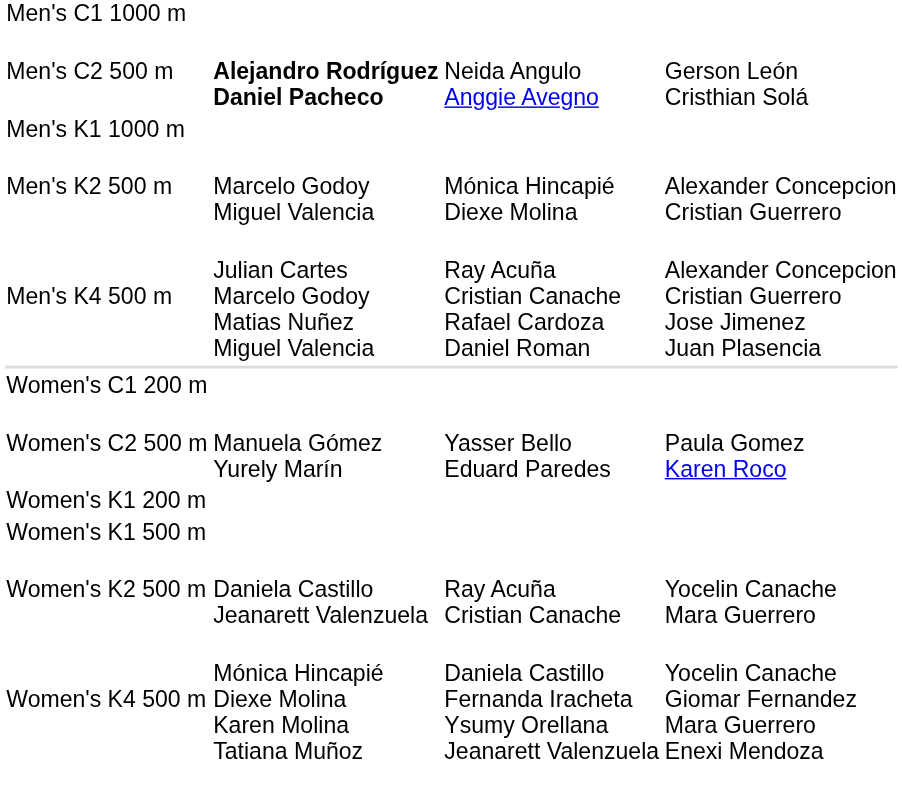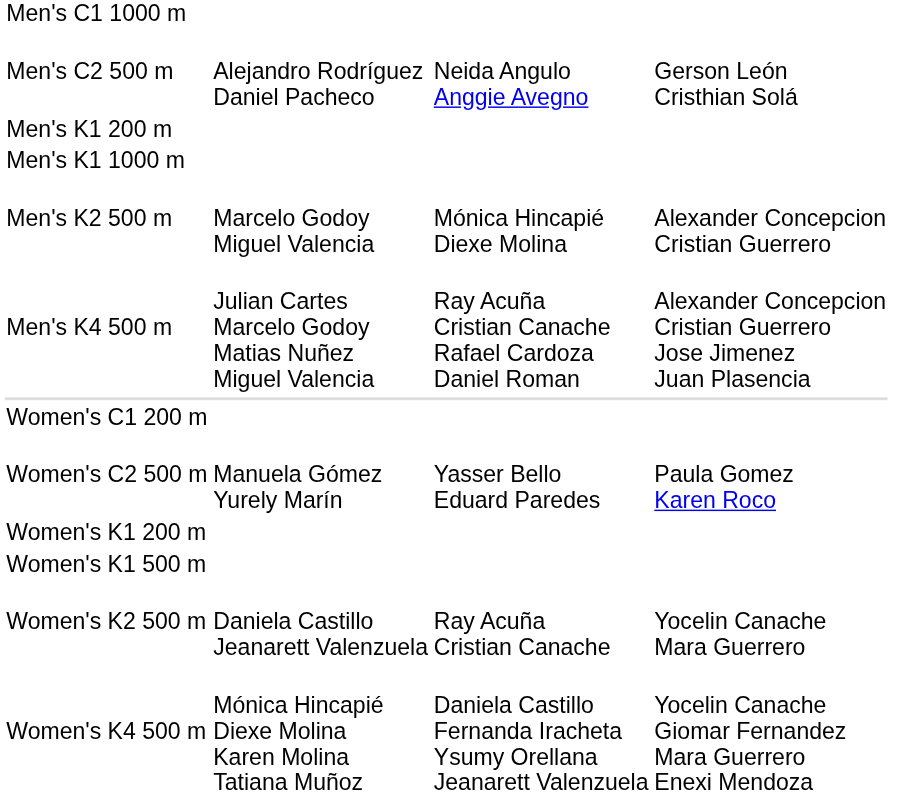(326, 84) bold -> (318, 84) normal
+ row: (89, 129)
